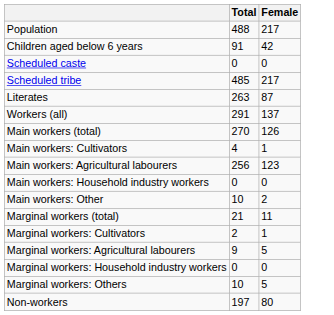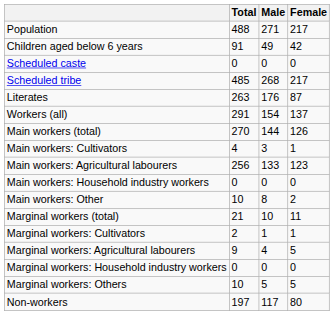+ column: (273, 13)
